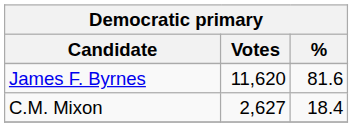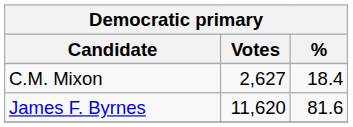rows swapped: (77, 79) <-> (56, 108)
